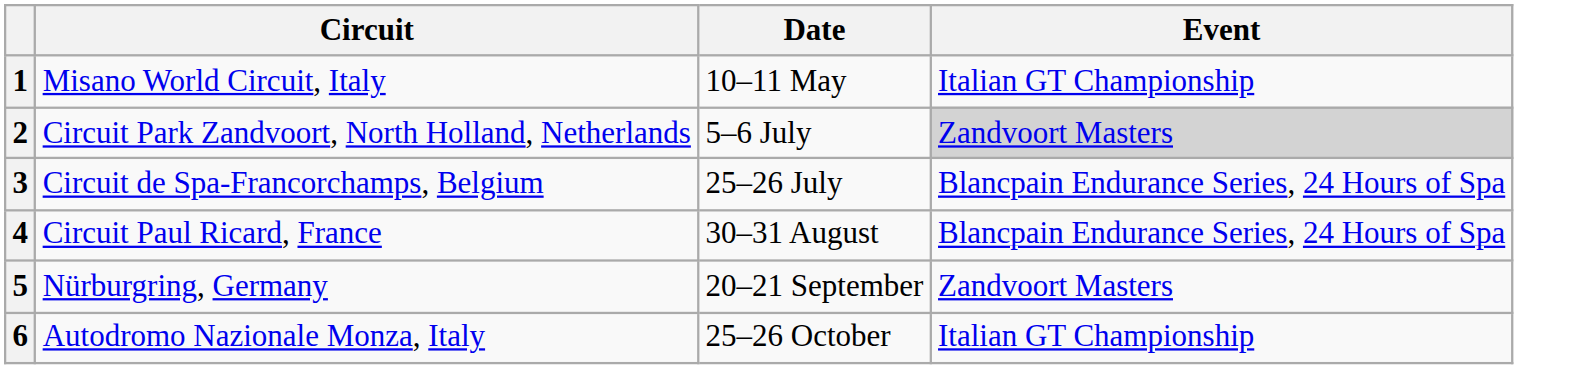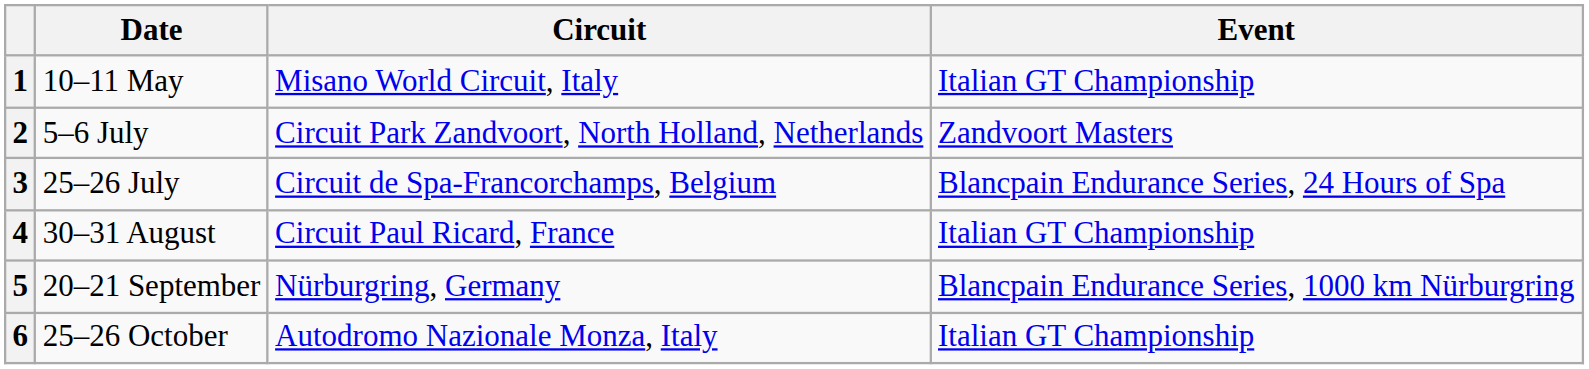columns swapped: (367, 29) <-> (814, 29)
(1056, 131) lightgrey background -> (1056, 131) no background
(1222, 234) Blancpain Endurance Series, 24 Hours of Spa -> (1096, 234) Italian GT Championship
(1056, 285) Zandvoort Masters -> (1256, 285) Blancpain Endurance Series, 1000 km Nürburgring
